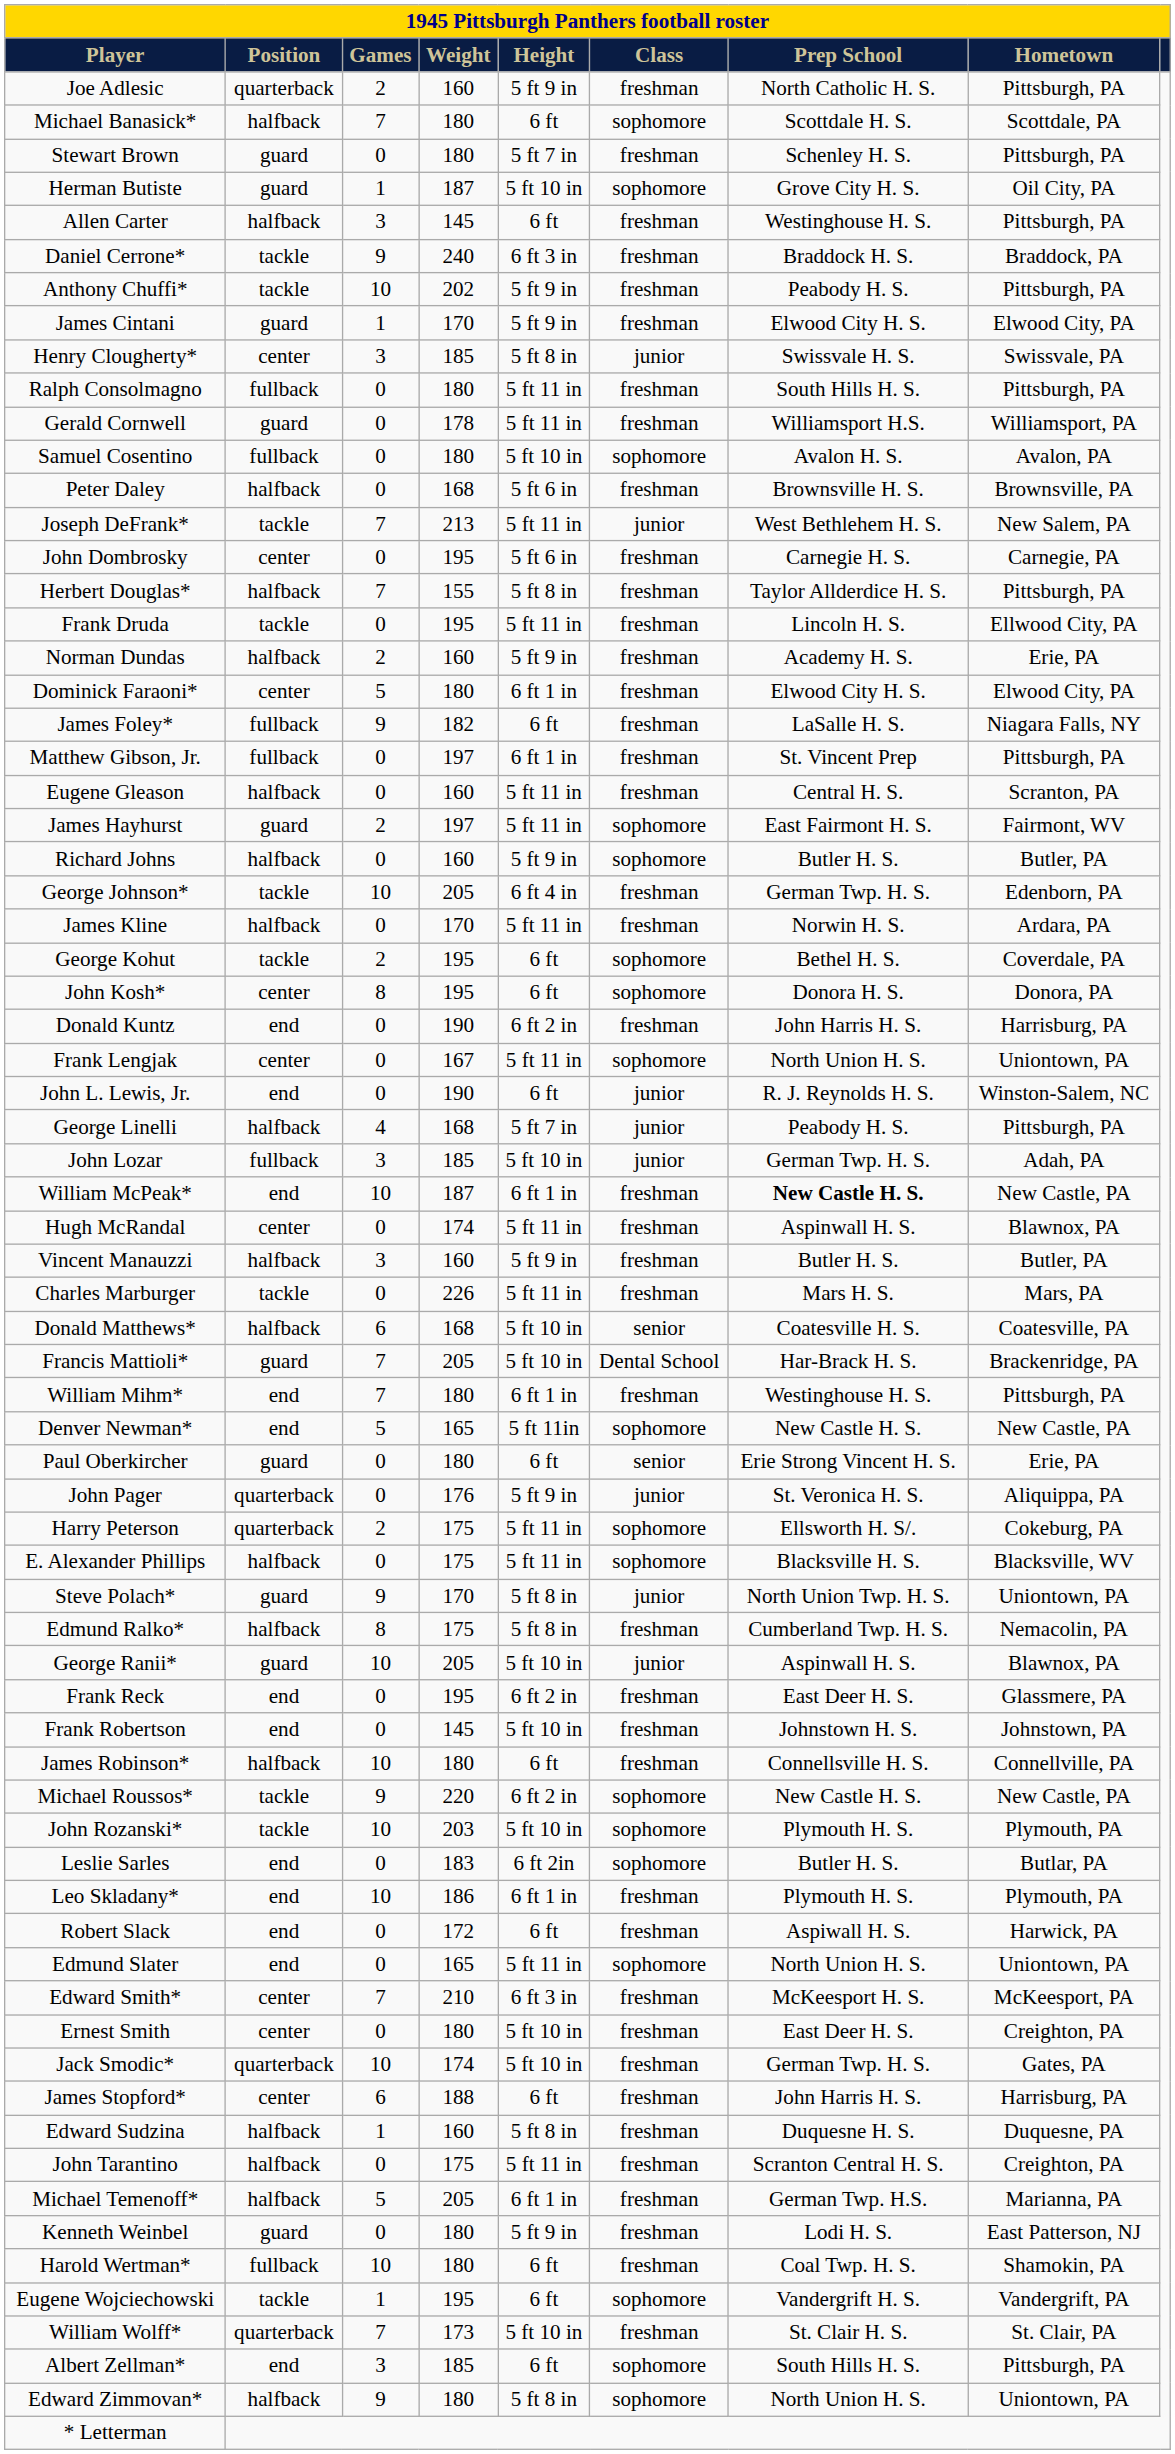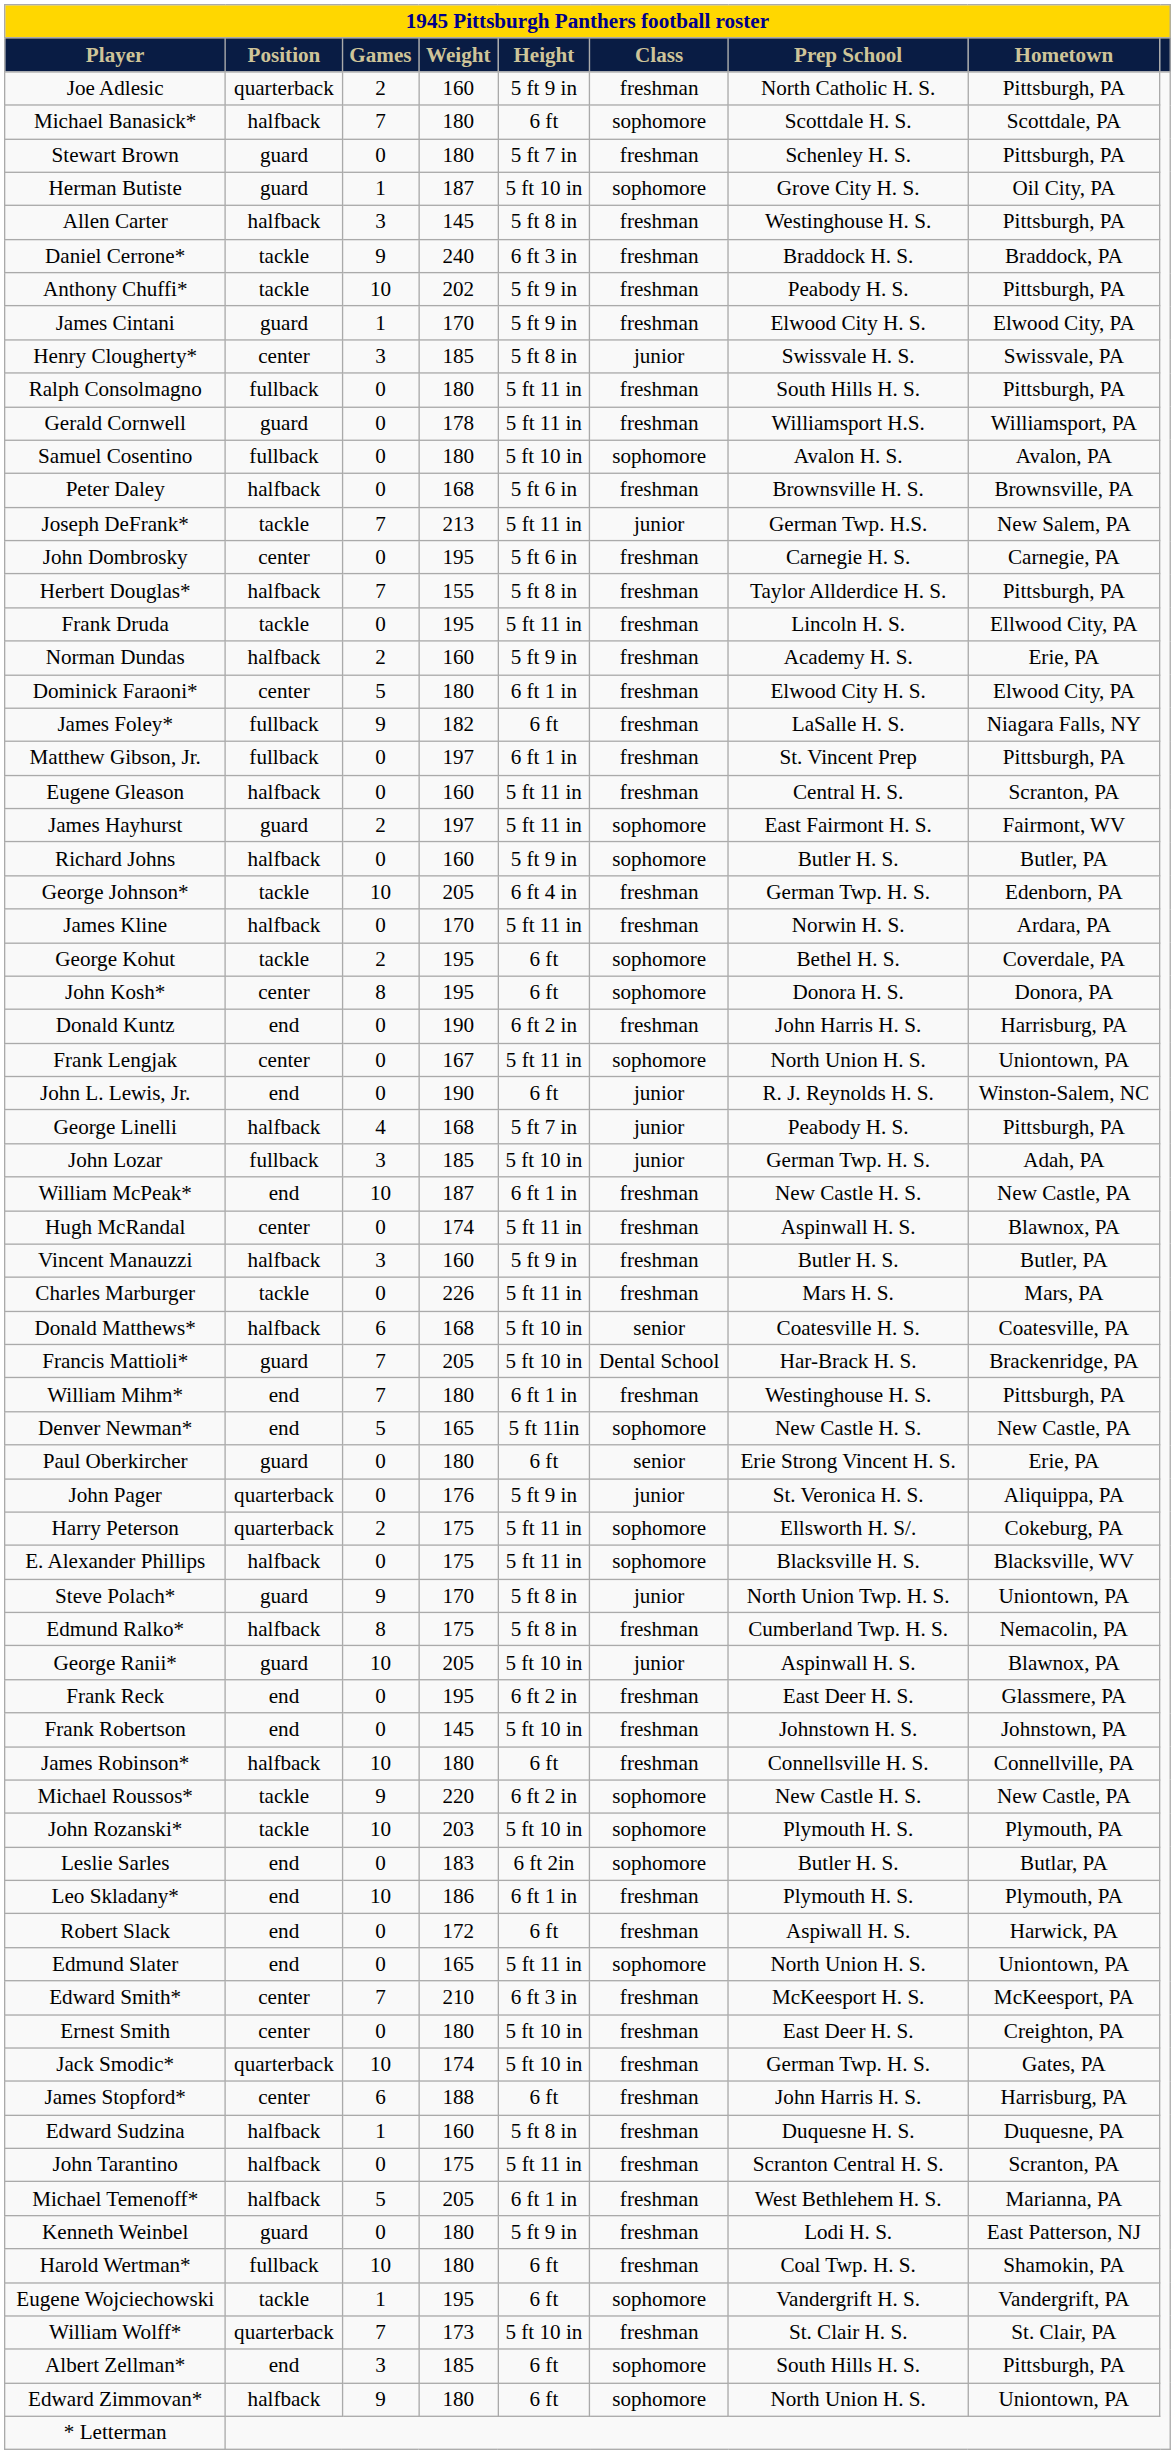(544, 222) 6 ft -> (544, 222) 5 ft 8 in
(848, 523) West Bethlehem H. S. -> (848, 523) German Twp. H.S.
(848, 1193) bold -> (848, 1193) normal
(1064, 2164) Creighton, PA -> (1064, 2164) Scranton, PA
(848, 2198) German Twp. H.S. -> (848, 2198) West Bethlehem H. S.
(544, 2399) 5 ft 8 in -> (544, 2399) 6 ft
